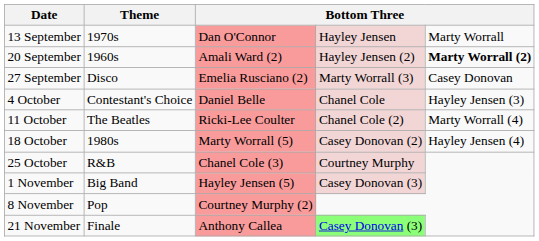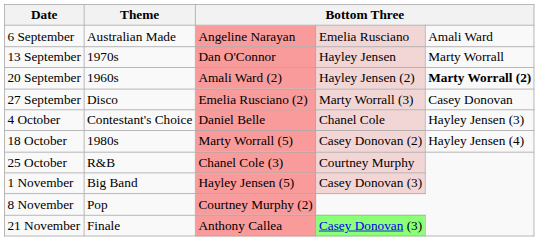+ row: (41, 36)
- row: (37, 120)
